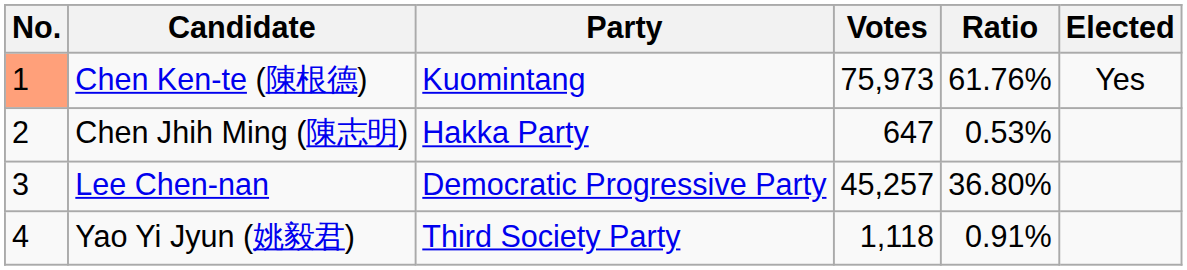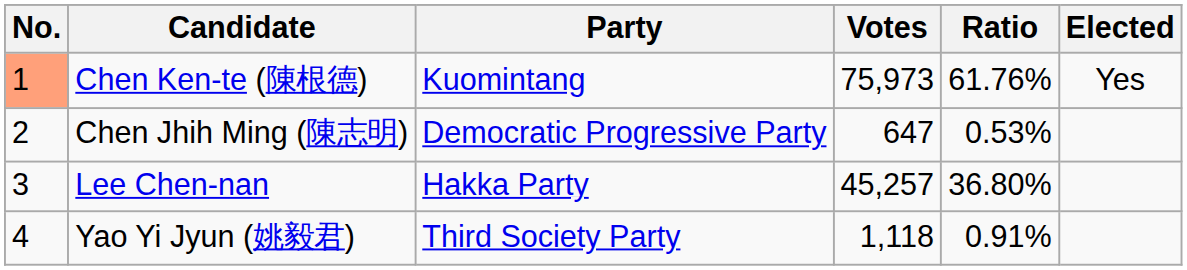(506, 134) Hakka Party -> (624, 134) Democratic Progressive Party
(624, 185) Democratic Progressive Party -> (506, 185) Hakka Party
